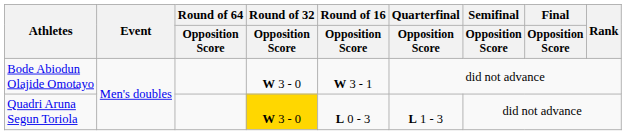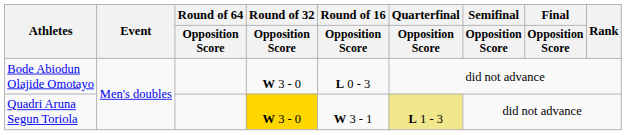(353, 84) W 3 - 1 -> (353, 84) L 0 - 3
(353, 119) L 0 - 3 -> (353, 119) W 3 - 1
(426, 119) no background -> (426, 119) khaki background
